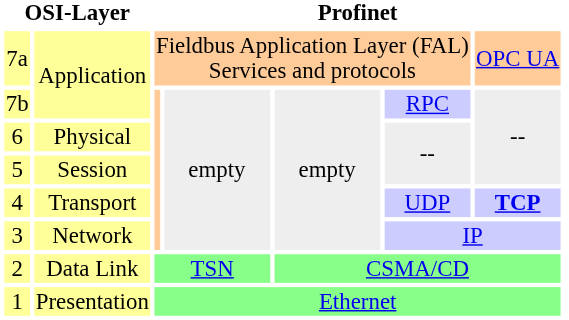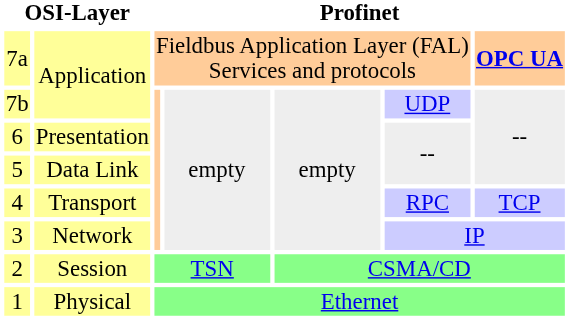(518, 58) normal -> (520, 58) bold
(427, 103) RPC -> (427, 103) UDP
(92, 136) Physical -> (92, 136) Presentation
(92, 169) Session -> (92, 169) Data Link
(427, 202) UDP -> (427, 202) RPC
(518, 202) bold -> (520, 202) normal
(92, 268) Data Link -> (92, 268) Session
(92, 301) Presentation -> (92, 301) Physical
